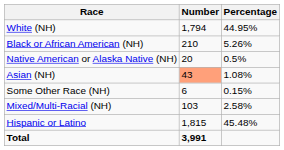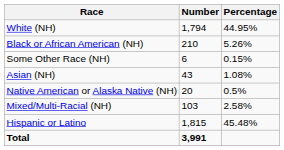rows swapped: (92, 59) <-> (58, 91)
(187, 75) lightsalmon background -> (187, 75) no background
